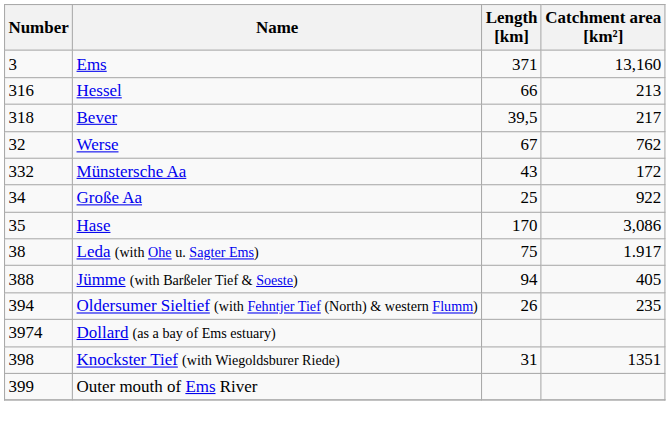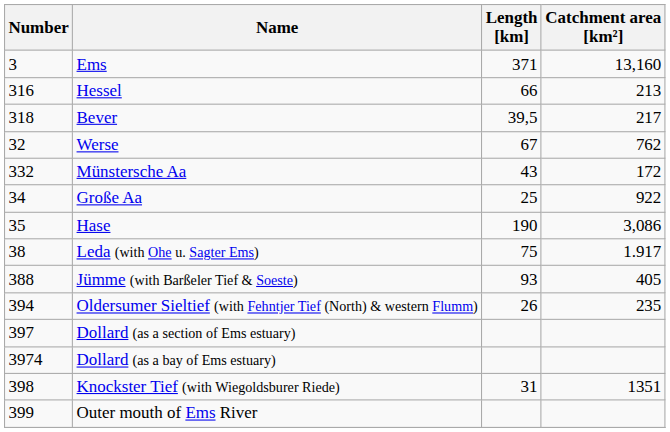(525, 225) 170 -> (525, 225) 190
(529, 279) 94 -> (529, 279) 93
+ row: (186, 332)
